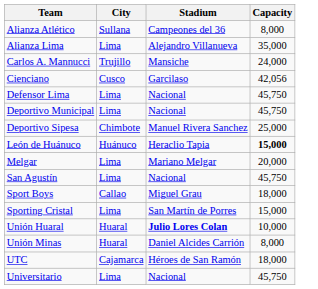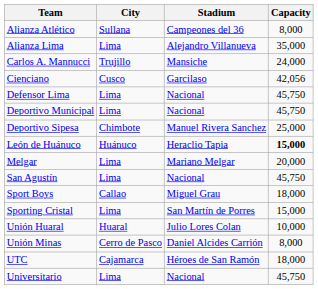(188, 227) bold -> (204, 227) normal
(113, 243) Huaral -> (131, 243) Cerro de Pasco
